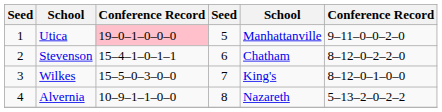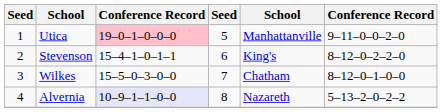(266, 55) Chatham -> (260, 55) King's
(260, 76) King's -> (266, 76) Chatham
(137, 96) no background -> (137, 96) lavender background
